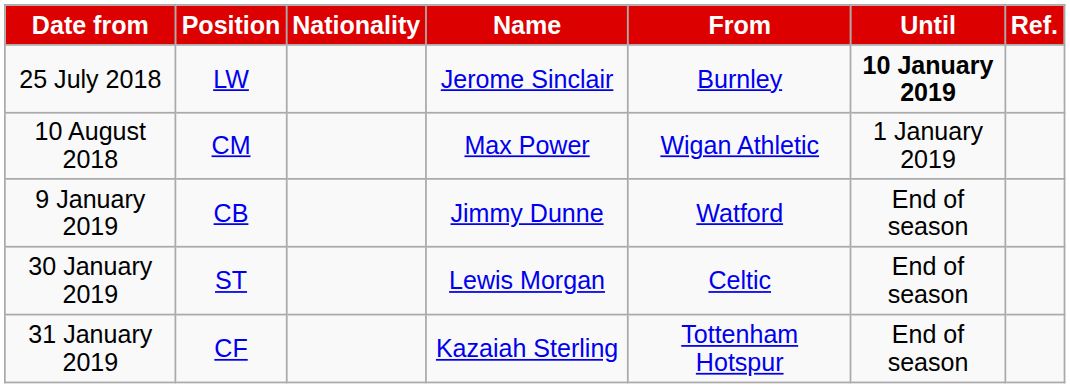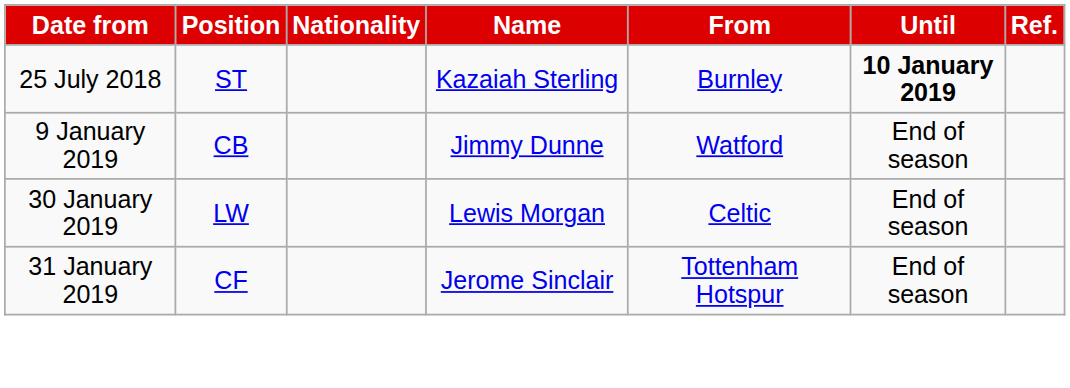(231, 79) LW -> (231, 79) ST
(527, 79) Jerome Sinclair -> (527, 79) Kazaiah Sterling
- row: (90, 146)
(231, 281) ST -> (231, 213) LW
(527, 348) Kazaiah Sterling -> (527, 281) Jerome Sinclair
